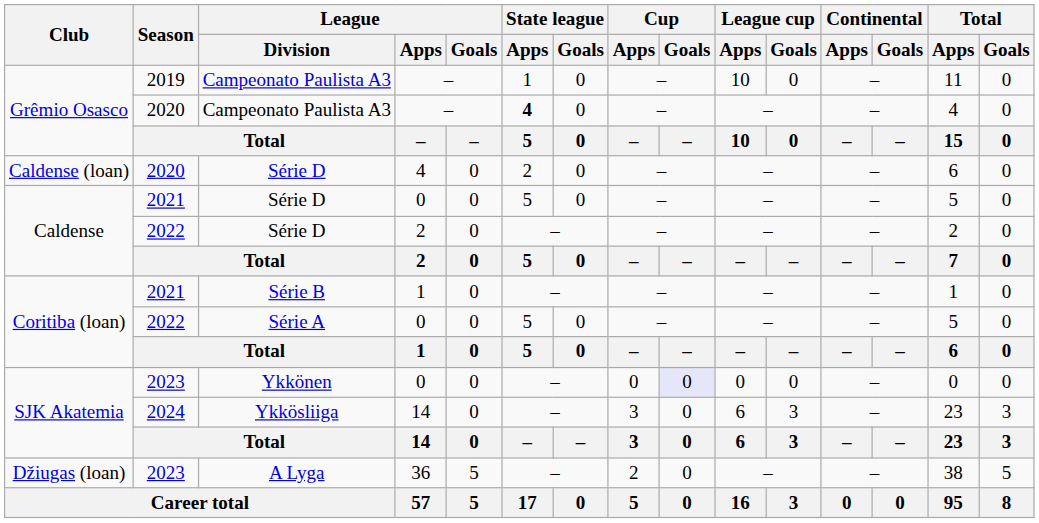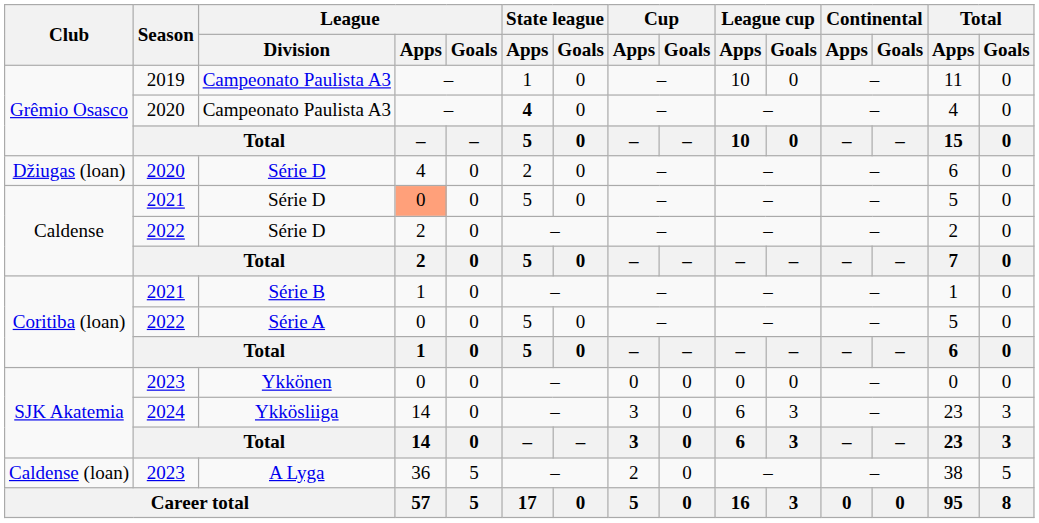(69, 170) Caldense (loan) -> (69, 170) Džiugas (loan)
(421, 200) no background -> (421, 200) lightsalmon background
(687, 381) lavender background -> (687, 381) no background
(69, 472) Džiugas (loan) -> (69, 472) Caldense (loan)
